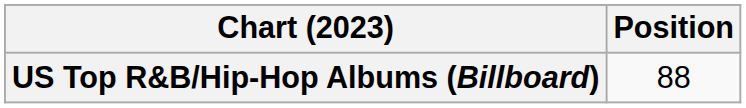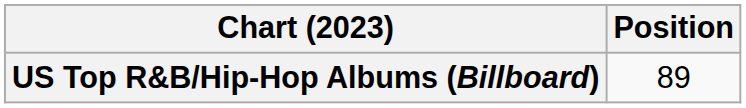(674, 77) 88 -> (674, 77) 89
